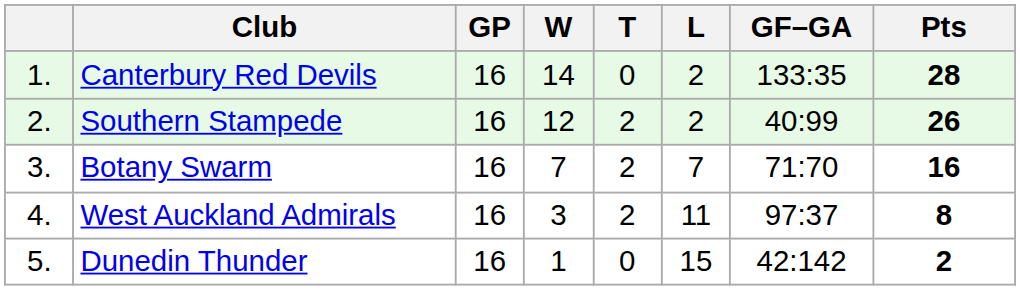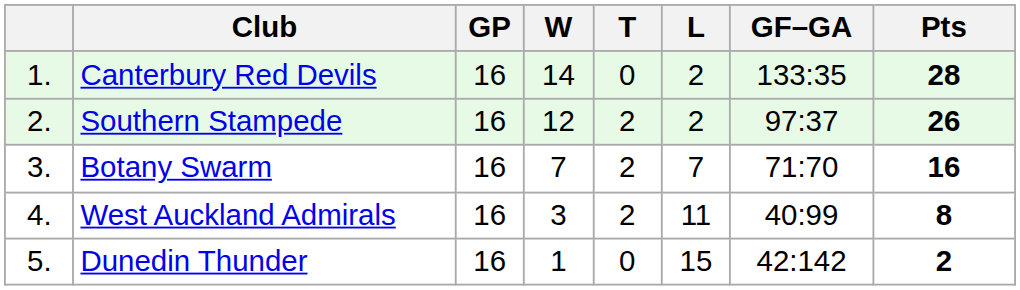(802, 121) 40:99 -> (802, 121) 97:37
(802, 214) 97:37 -> (802, 214) 40:99
